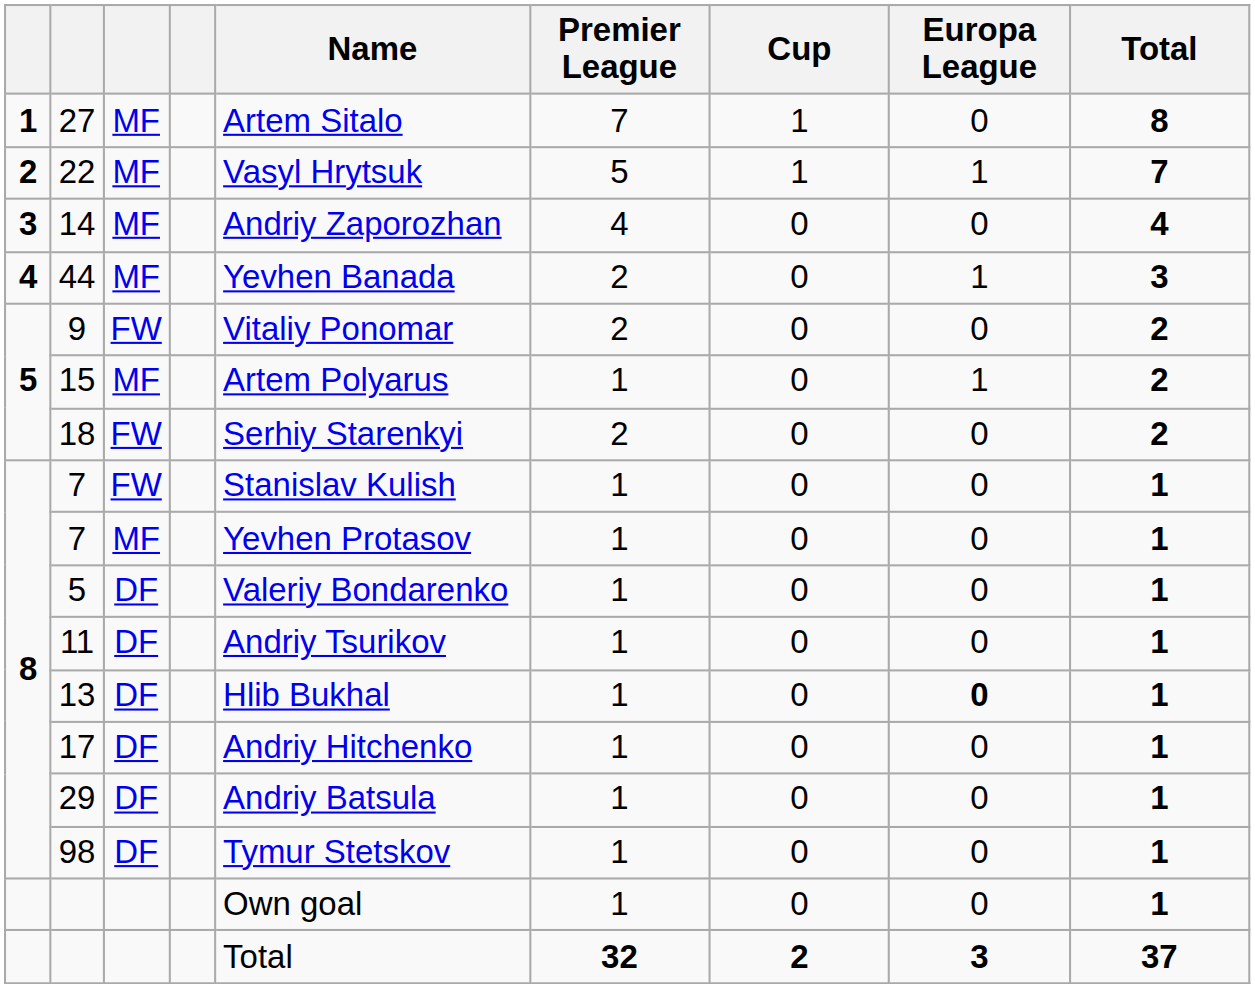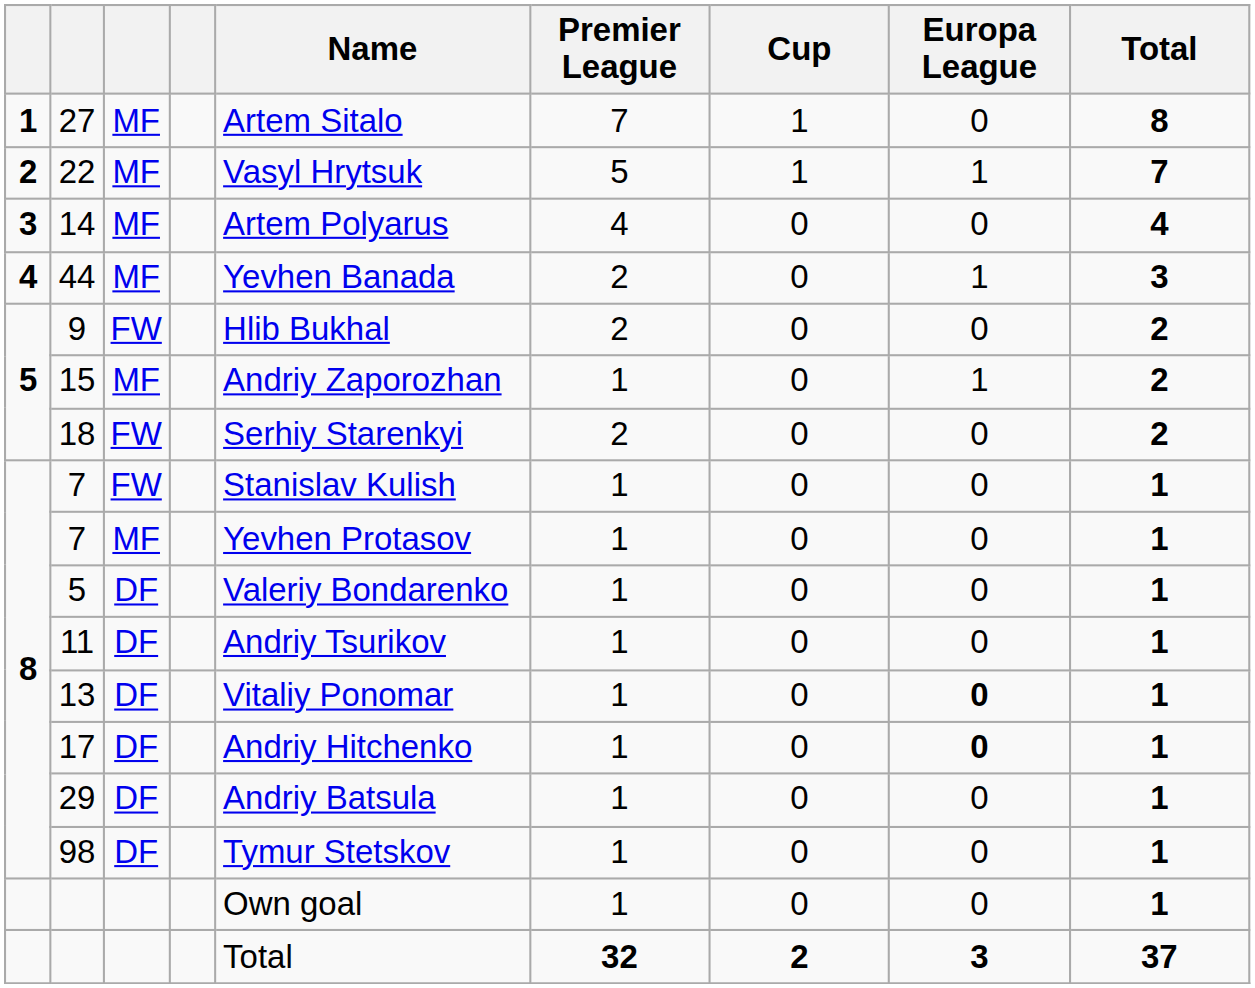(362, 224) Andriy Zaporozhan -> (336, 224) Artem Polyarus
(338, 329) Vitaliy Ponomar -> (306, 329) Hlib Bukhal
(336, 381) Artem Polyarus -> (362, 381) Andriy Zaporozhan
(306, 694) Hlib Bukhal -> (338, 694) Vitaliy Ponomar
(979, 747) normal -> (979, 747) bold
